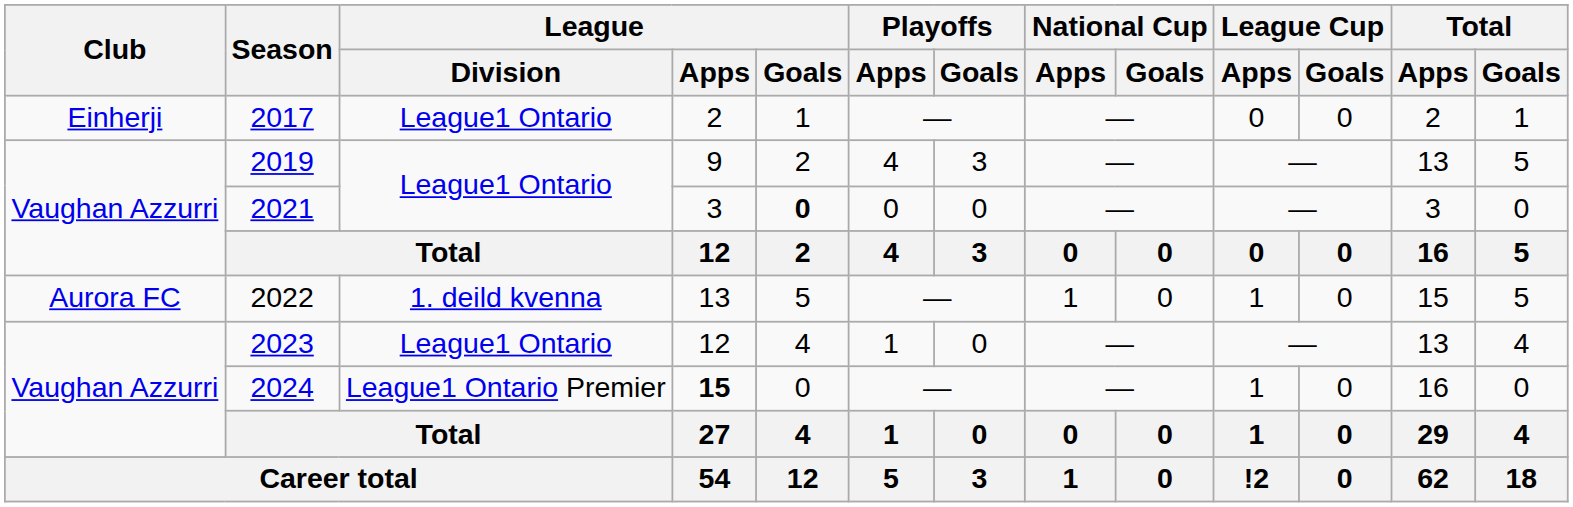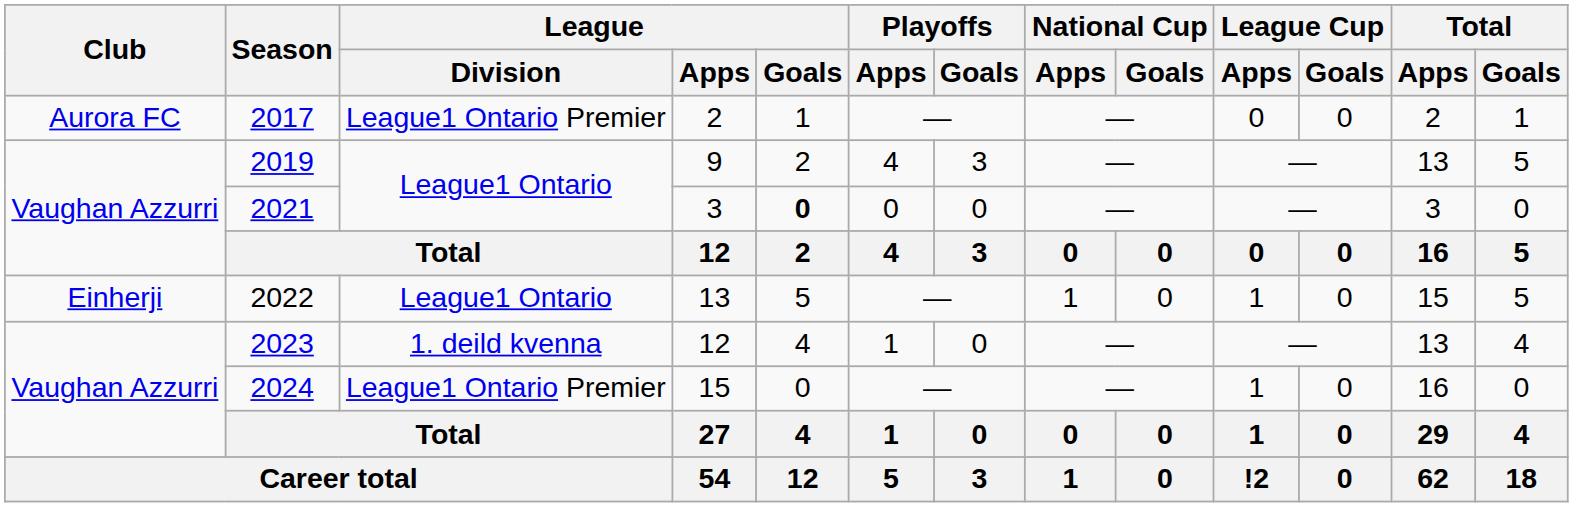(115, 117) Einherji -> (115, 117) Aurora FC
(506, 117) League1 Ontario -> (506, 117) League1 Ontario Premier
(115, 298) Aurora FC -> (115, 298) Einherji
(506, 298) 1. deild kvenna -> (506, 298) League1 Ontario
(506, 343) League1 Ontario -> (506, 343) 1. deild kvenna
(714, 388) bold -> (714, 388) normal
